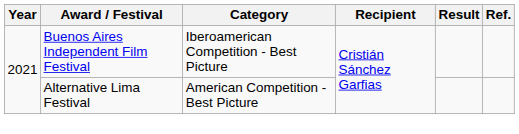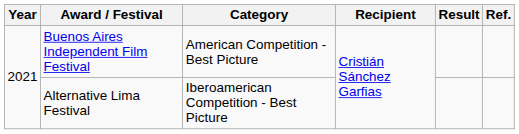(241, 51) Iberoamerican Competition - Best Picture -> (256, 51) American Competition - Best Picture
(256, 95) American Competition - Best Picture -> (241, 103) Iberoamerican Competition - Best Picture
